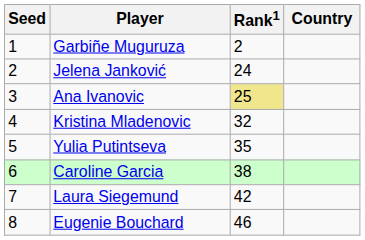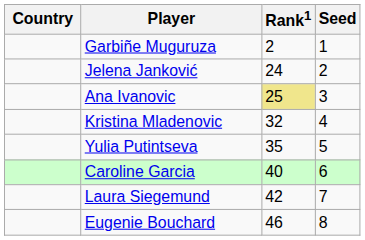columns swapped: (322, 19) <-> (27, 19)
(243, 172) 38 -> (274, 172) 40
